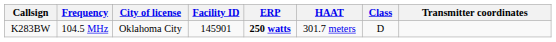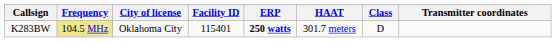(85, 28) no background -> (85, 28) khaki background
(216, 28) 145901 -> (216, 28) 115401
